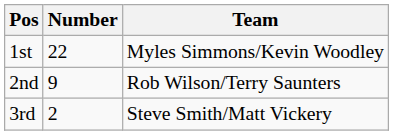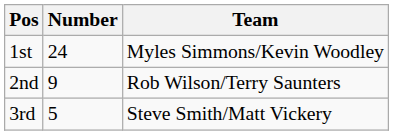(58, 51) 22 -> (58, 51) 24
(53, 113) 2 -> (53, 113) 5
